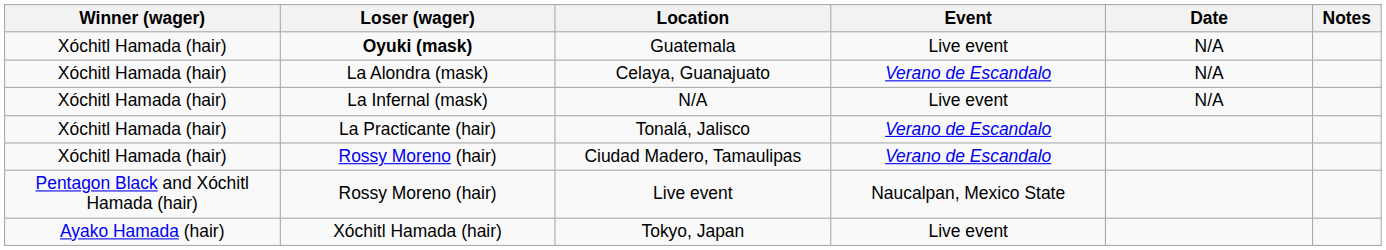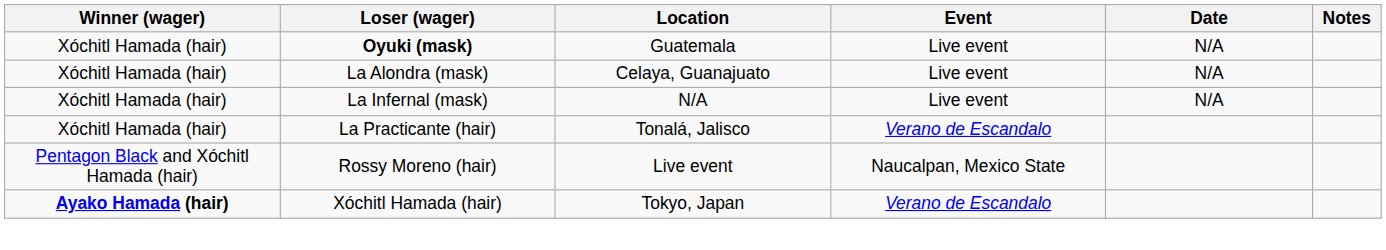(968, 73) Verano de Escandalo -> (968, 73) Live event
- row: (693, 156)
(142, 231) normal -> (142, 203) bold
(968, 231) Live event -> (968, 203) Verano de Escandalo
